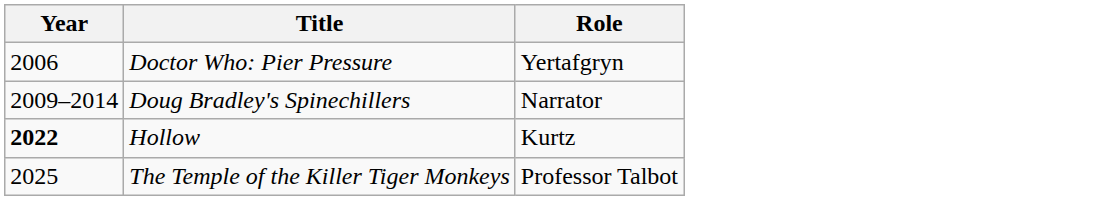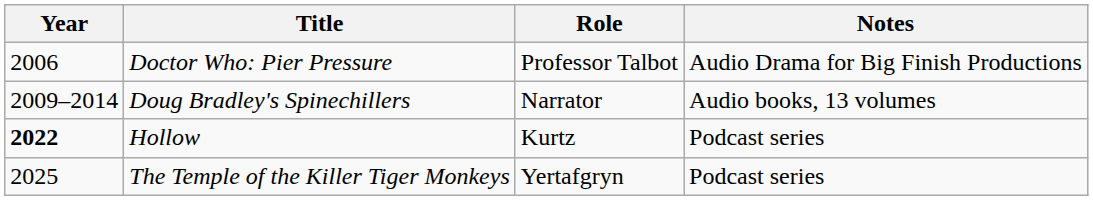+ column: (885, 23)
(572, 61) Yertafgryn -> (599, 61) Professor Talbot
(599, 175) Professor Talbot -> (572, 175) Yertafgryn
